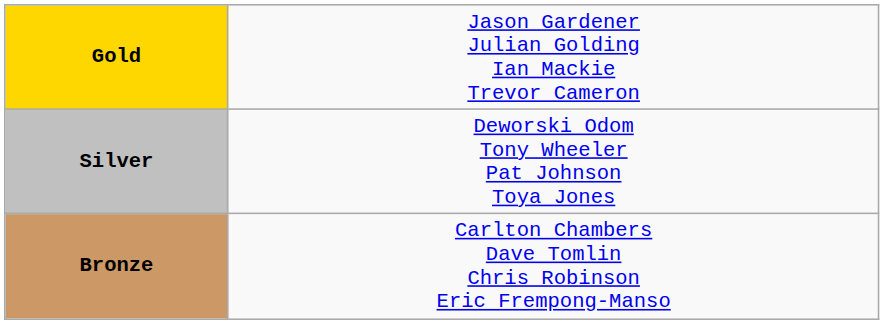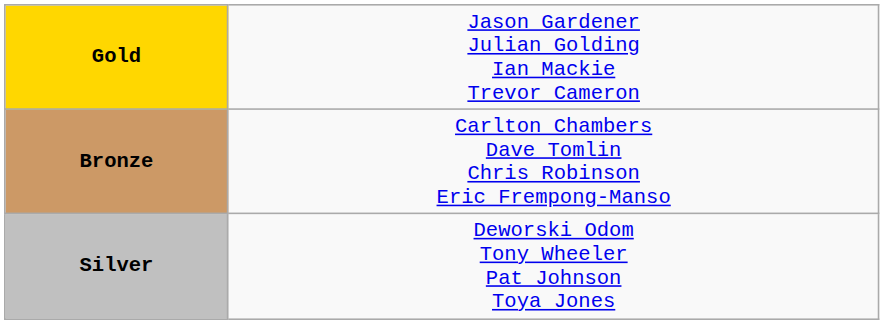rows swapped: (116, 162) <-> (116, 266)
